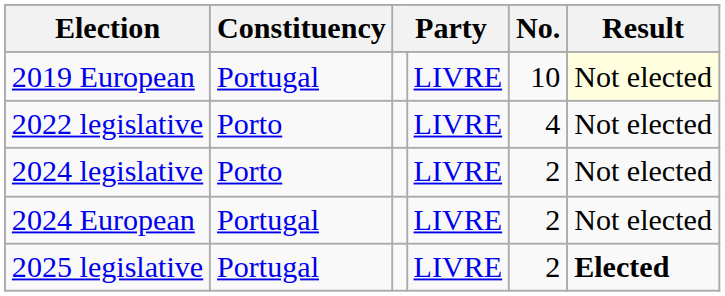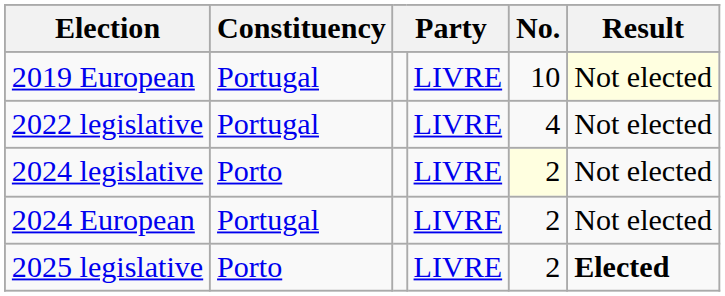(250, 123) Porto -> (268, 123) Portugal
(553, 171) no background -> (553, 171) lightyellow background
(268, 266) Portugal -> (250, 266) Porto
